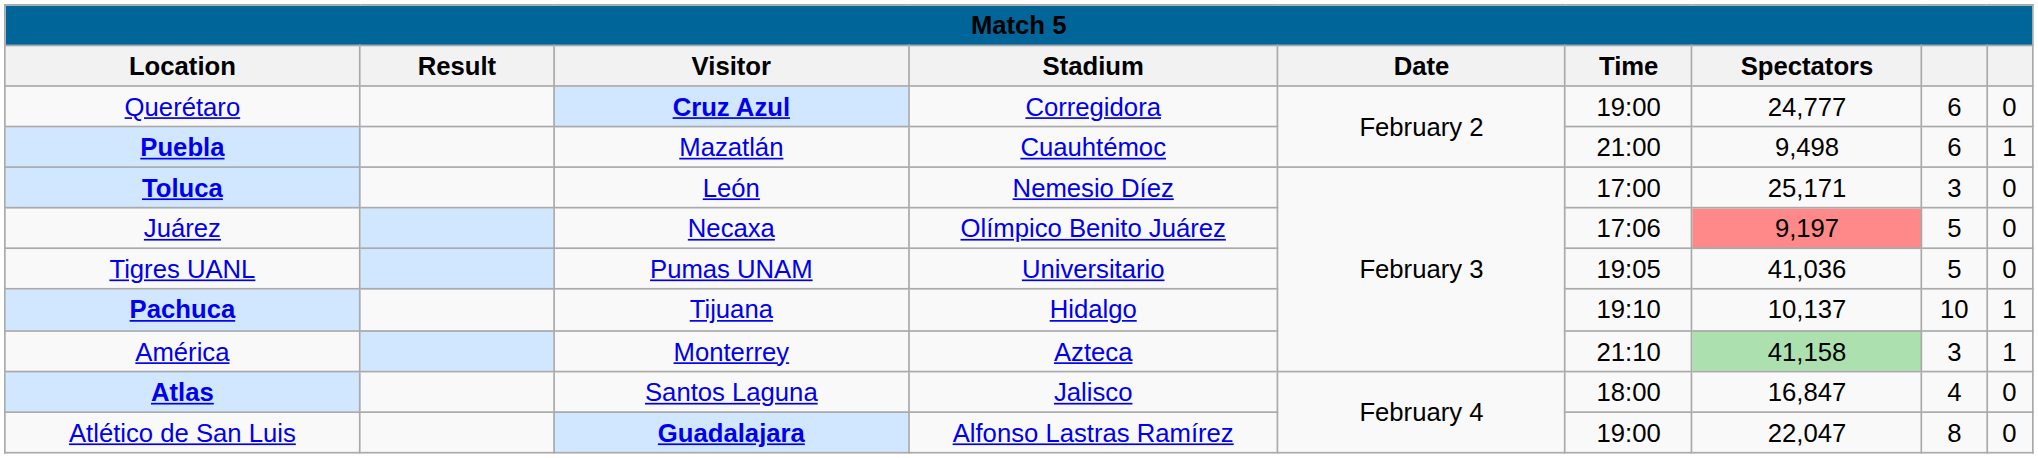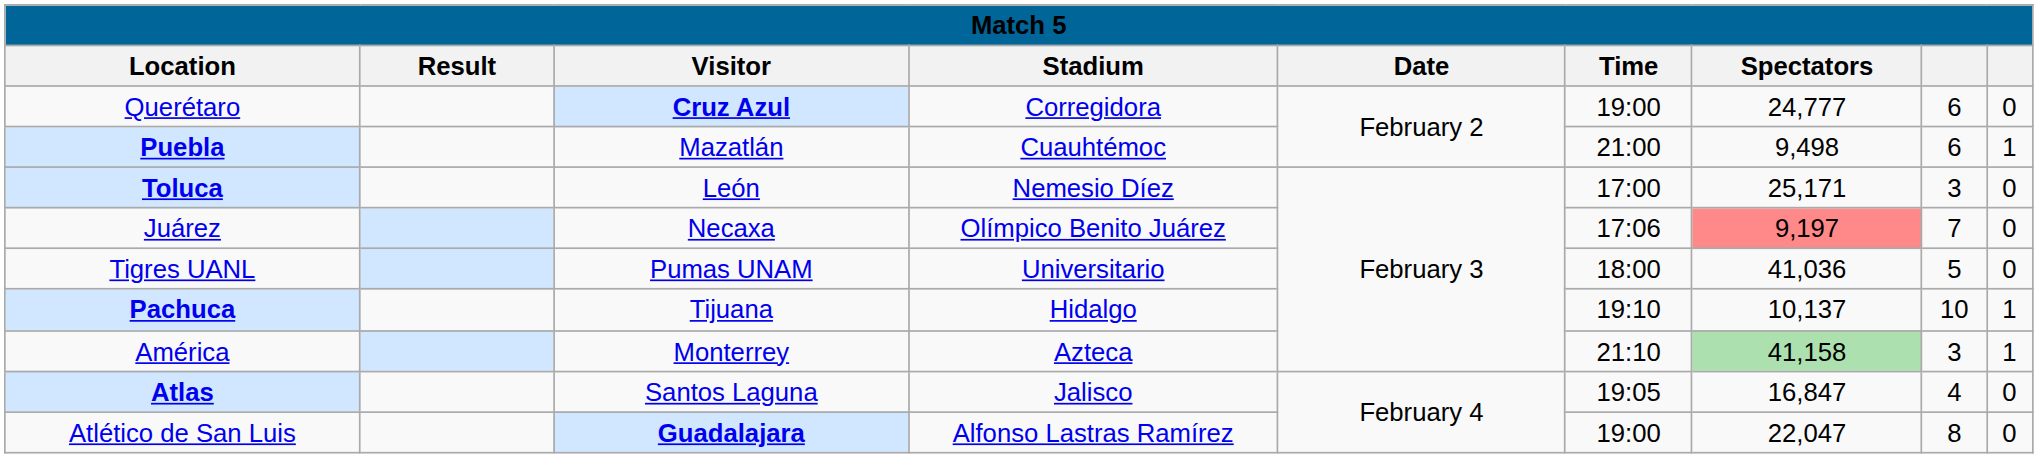(1954, 229) 5 -> (1954, 229) 7
(1629, 269) 19:05 -> (1629, 269) 18:00
(1629, 391) 18:00 -> (1629, 391) 19:05
